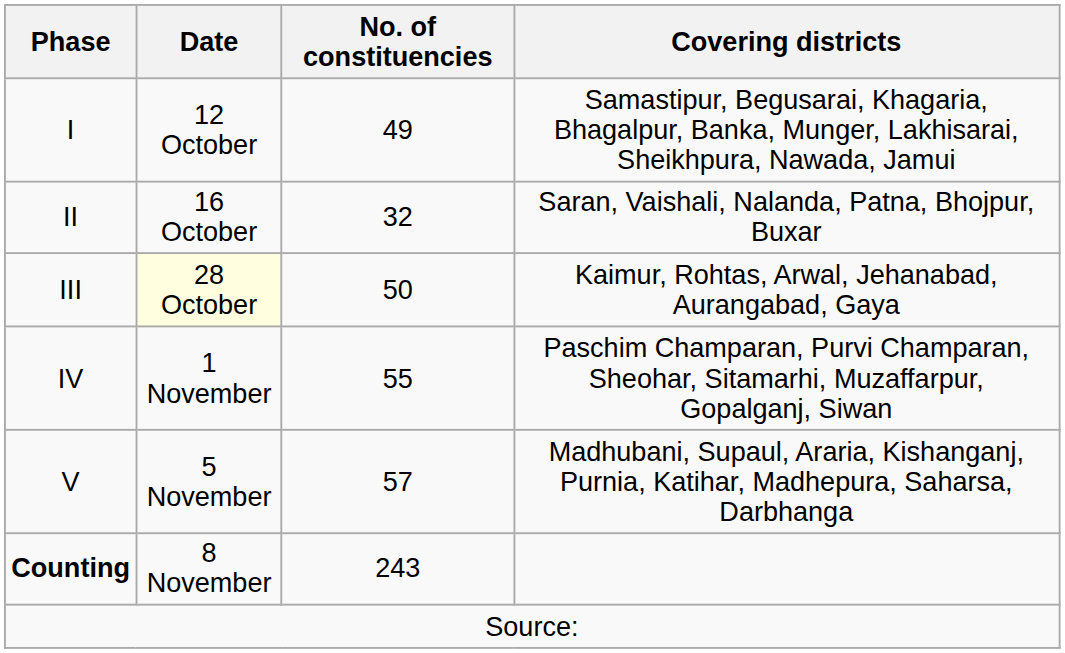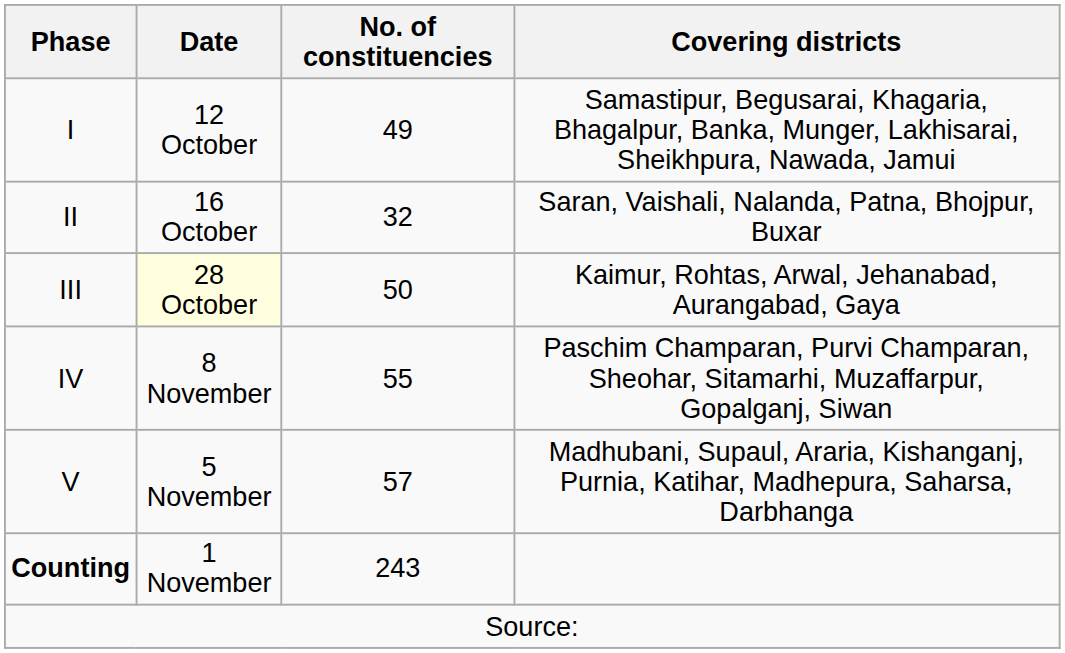(209, 378) 1 November -> (209, 378) 8 November
(209, 569) 8 November -> (209, 569) 1 November
